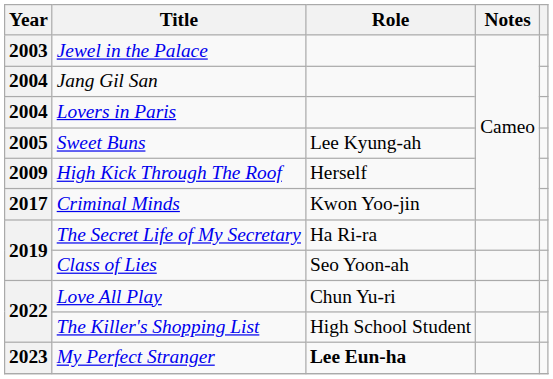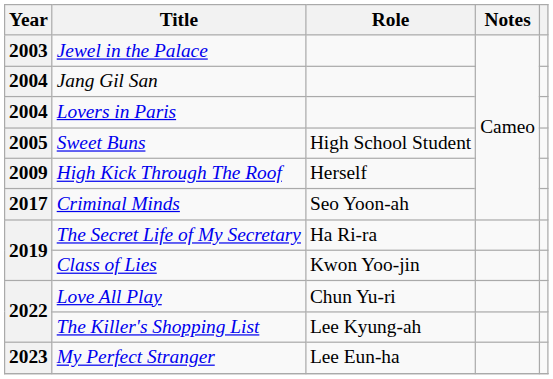(366, 142) Lee Kyung-ah -> (391, 142) High School Student
(365, 204) Kwon Yoo-jin -> (359, 204) Seo Yoon-ah
(359, 265) Seo Yoon-ah -> (365, 265) Kwon Yoo-jin
(391, 326) High School Student -> (366, 326) Lee Kyung-ah
(358, 357) bold -> (355, 357) normal
